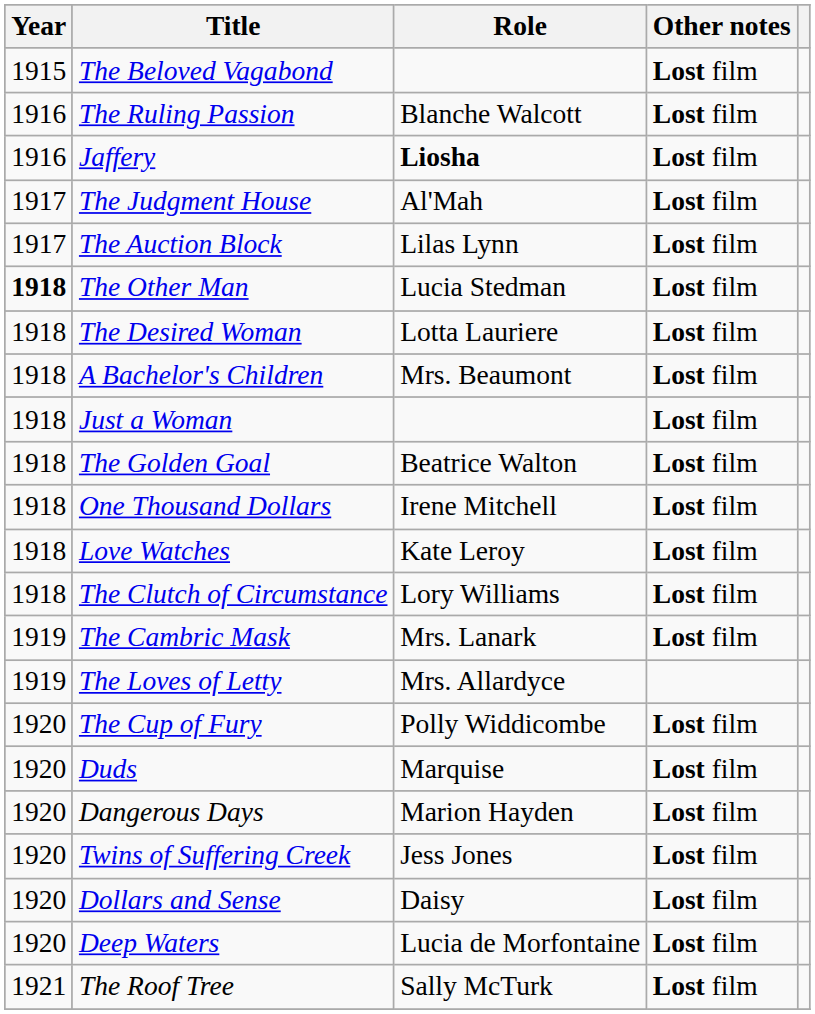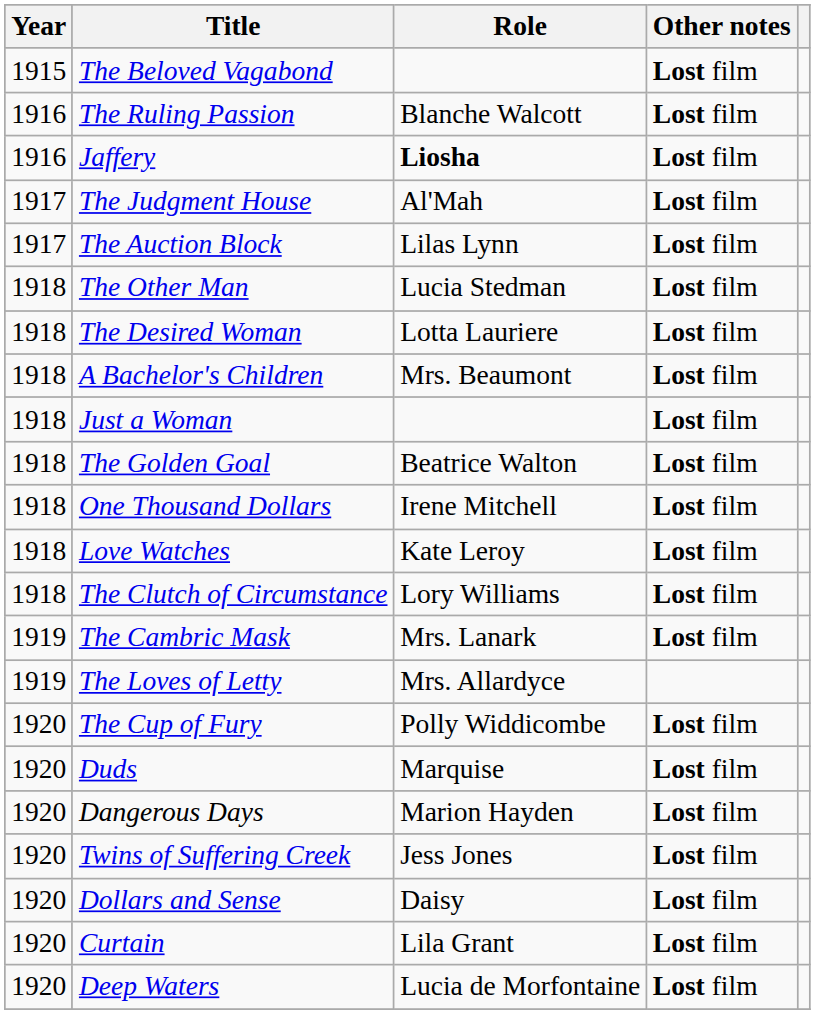(39, 288) bold -> (39, 288) normal
+ row: (122, 942)
- row: (156, 986)
